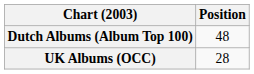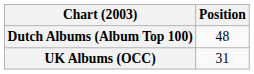(222, 58) 28 -> (222, 58) 31
